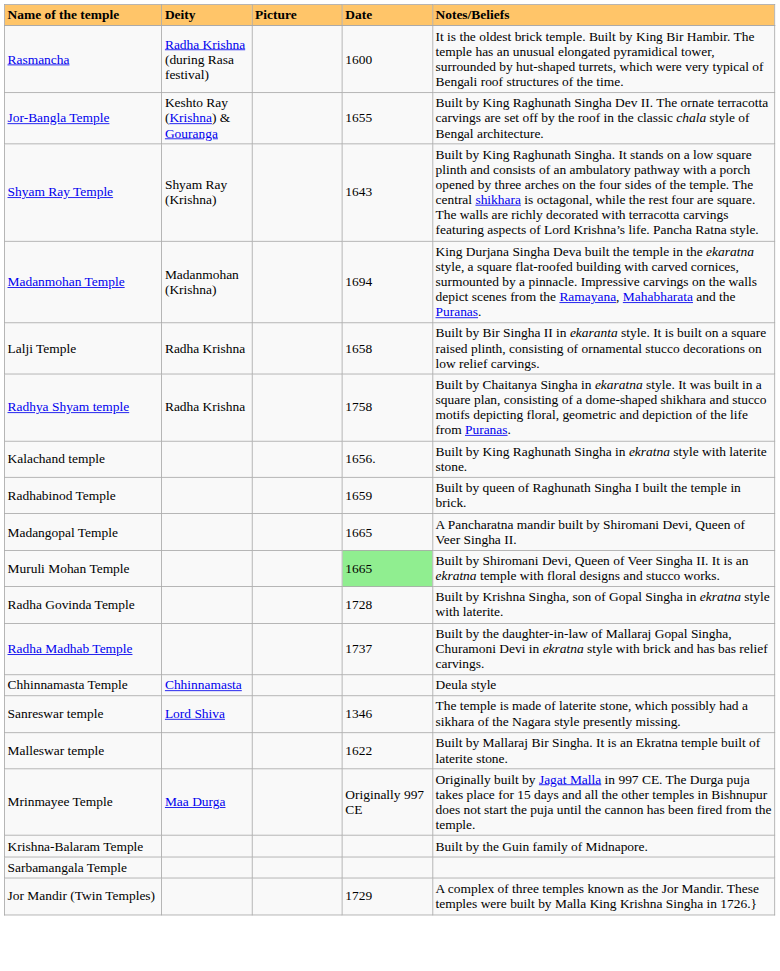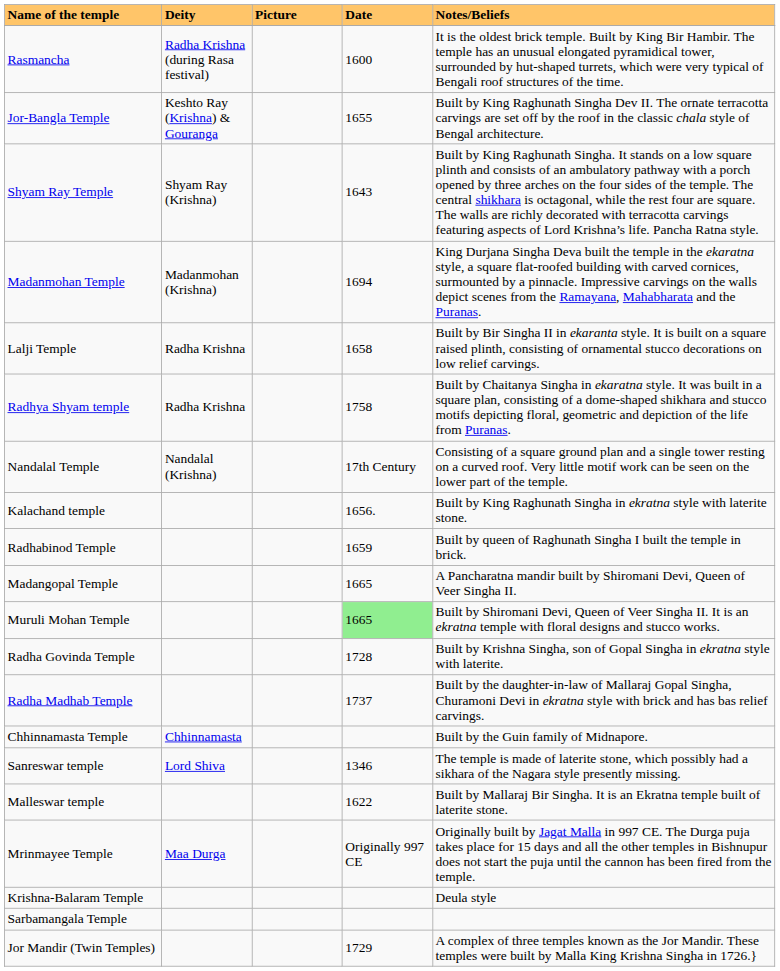+ row: (53, 466)
(466, 685) Deula style -> (542, 736) Built by the Guin family of Midnapore.
(542, 846) Built by the Guin family of Midnapore. -> (466, 897) Deula style
